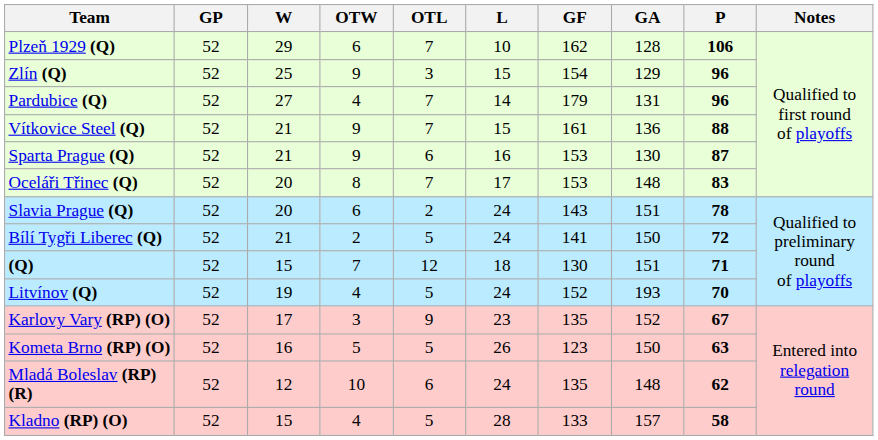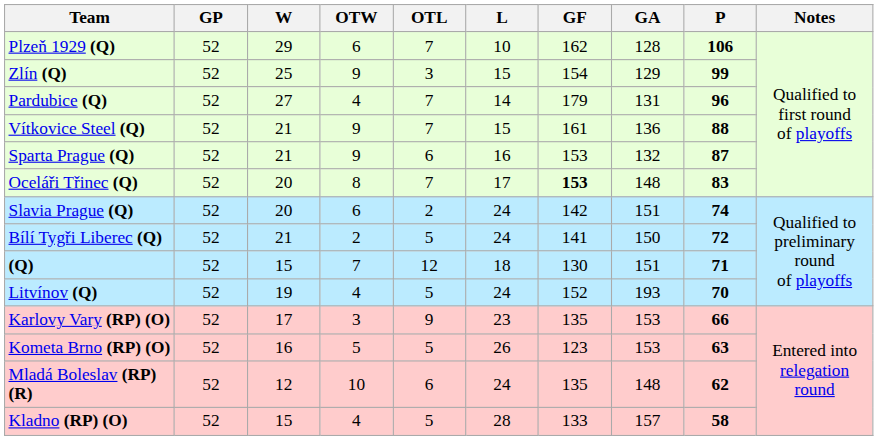(720, 73) 96 -> (720, 73) 99
(647, 155) 130 -> (647, 155) 132
(575, 182) normal -> (575, 182) bold
(575, 210) 143 -> (575, 210) 142
(720, 210) 78 -> (720, 210) 74
(647, 319) 152 -> (647, 319) 153
(720, 319) 67 -> (720, 319) 66
(647, 347) 150 -> (647, 347) 153
